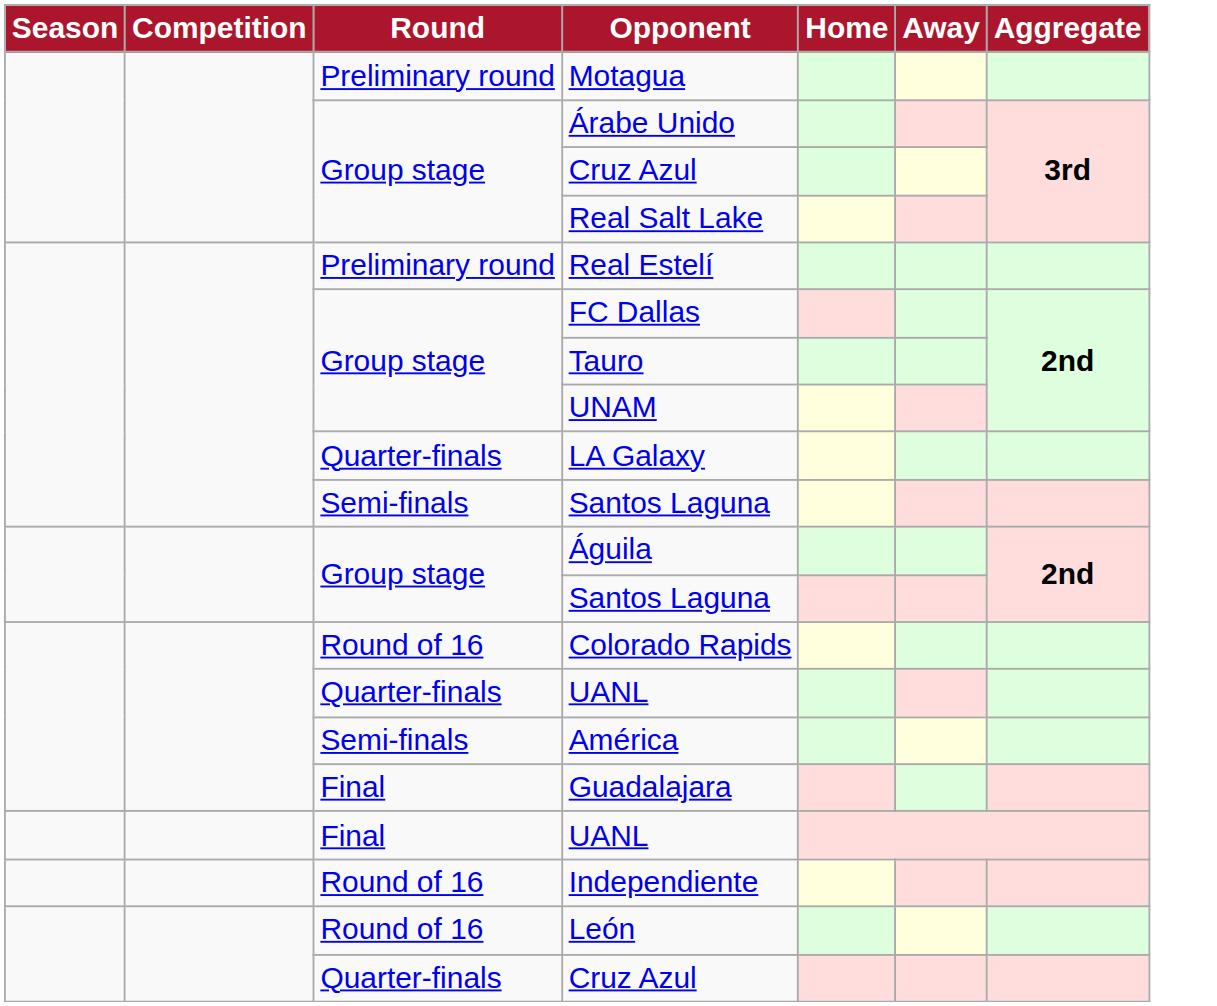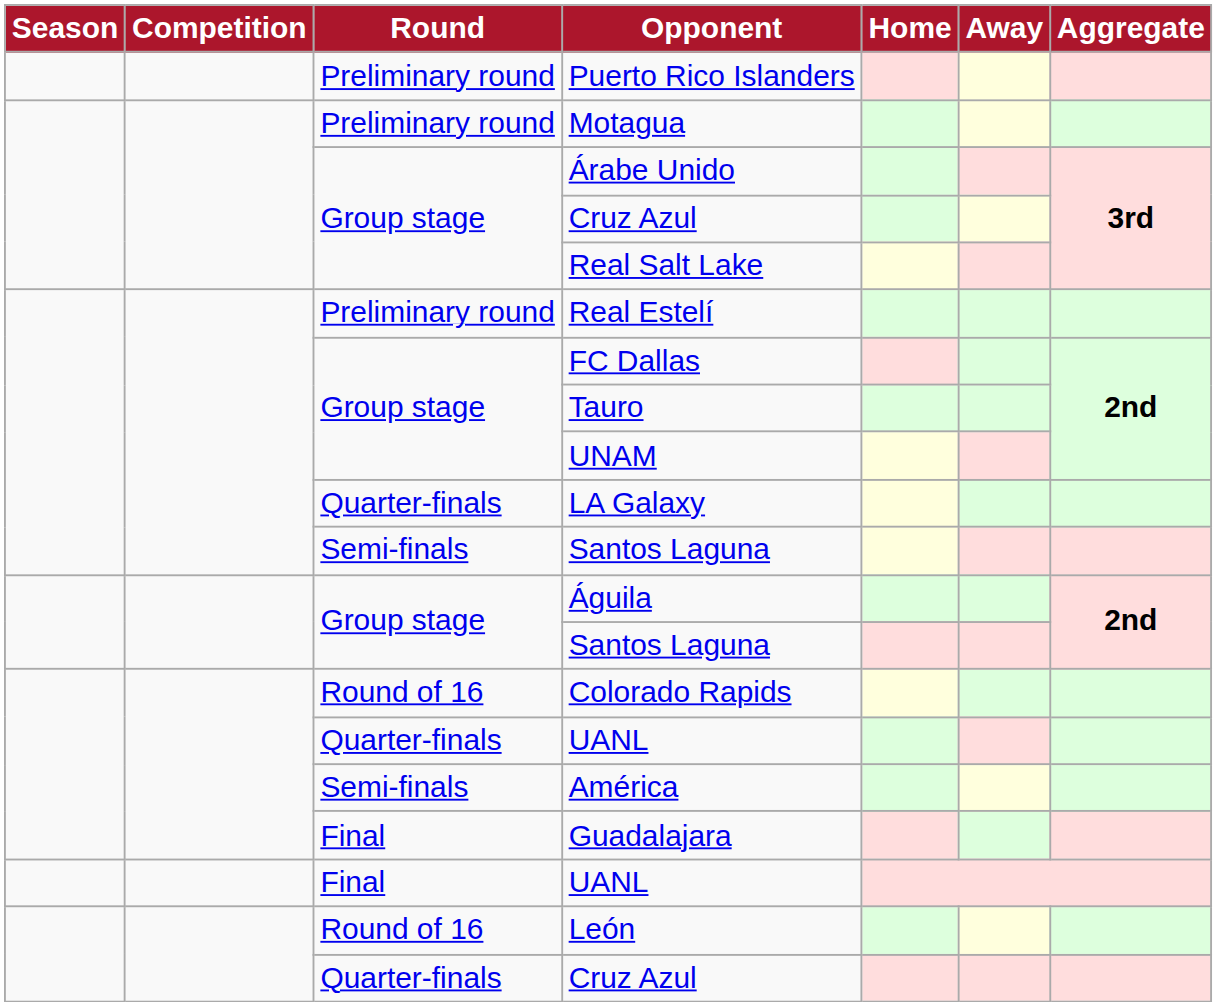+ row: (438, 75)
- row: (402, 882)
